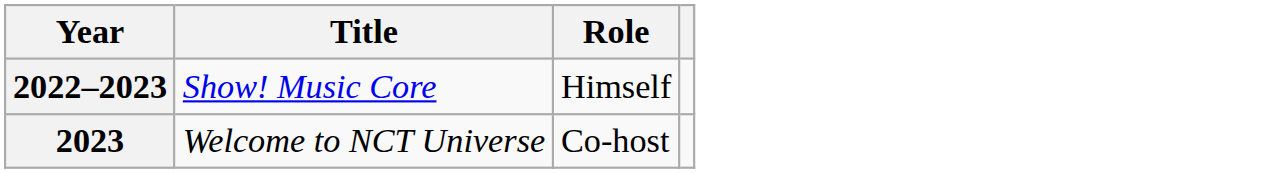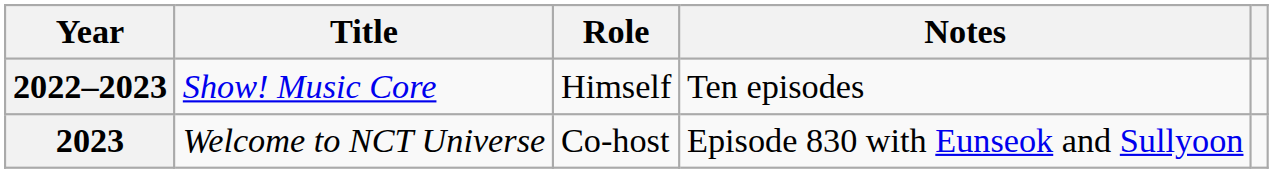+ column: (965, 31)
